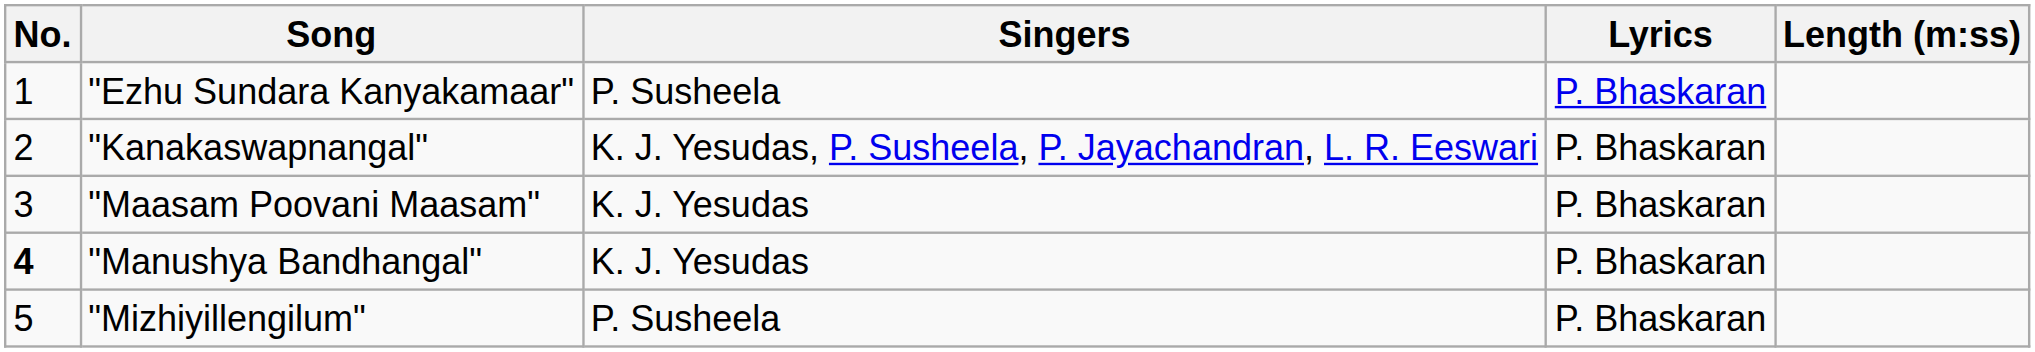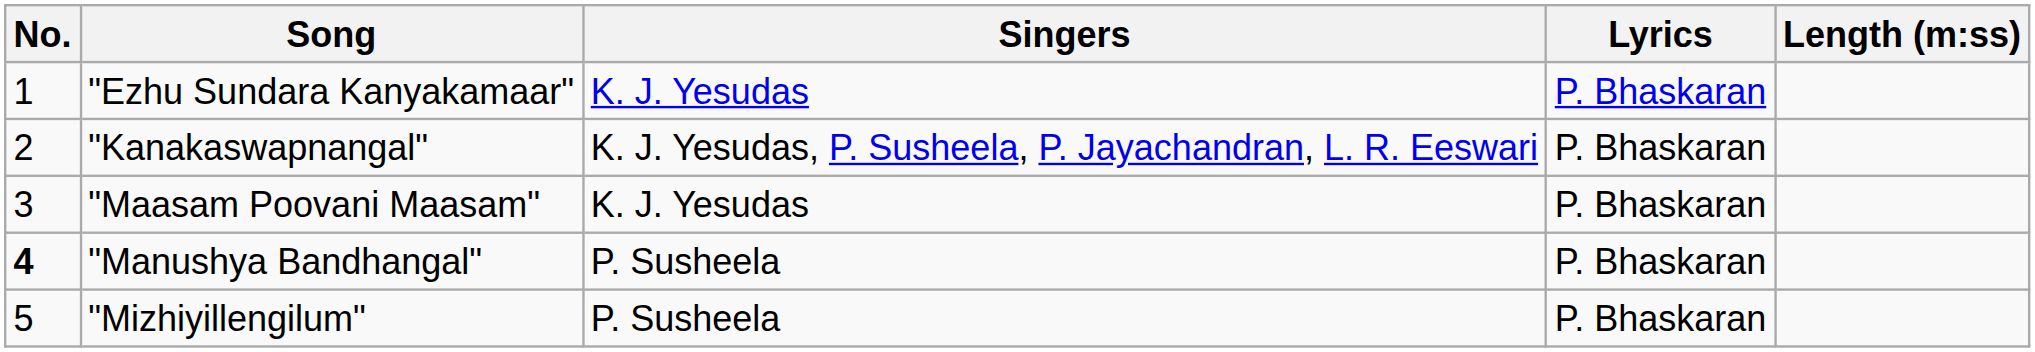(686, 91) P. Susheela -> (700, 91) K. J. Yesudas
(700, 262) K. J. Yesudas -> (686, 262) P. Susheela
